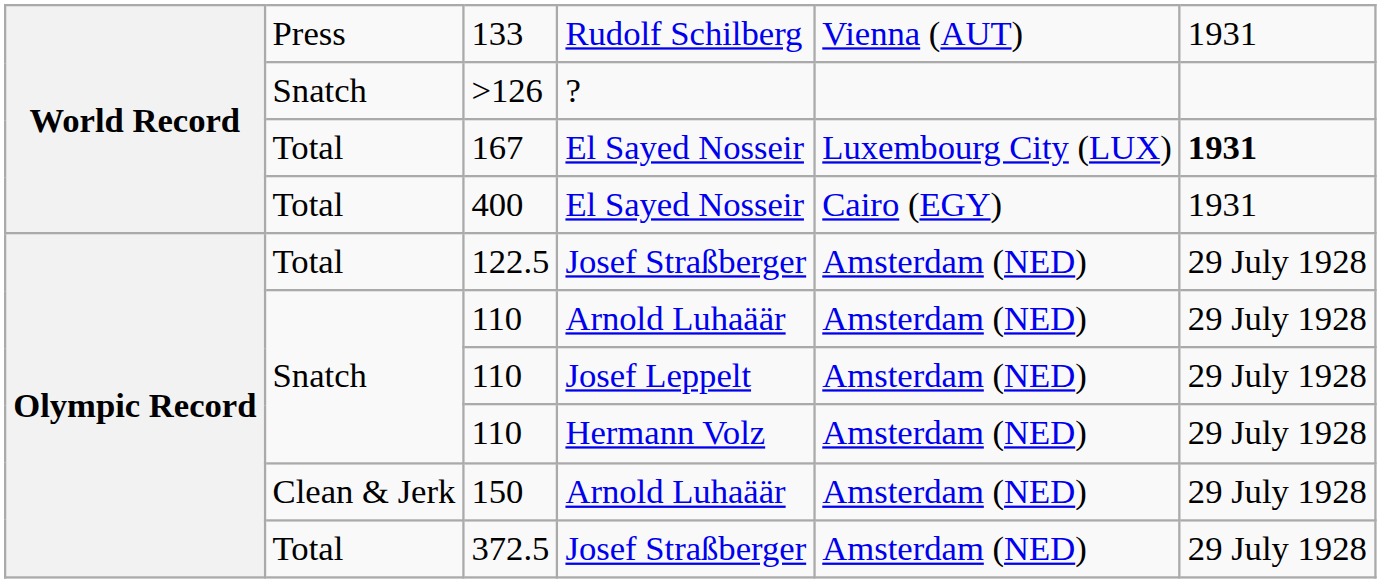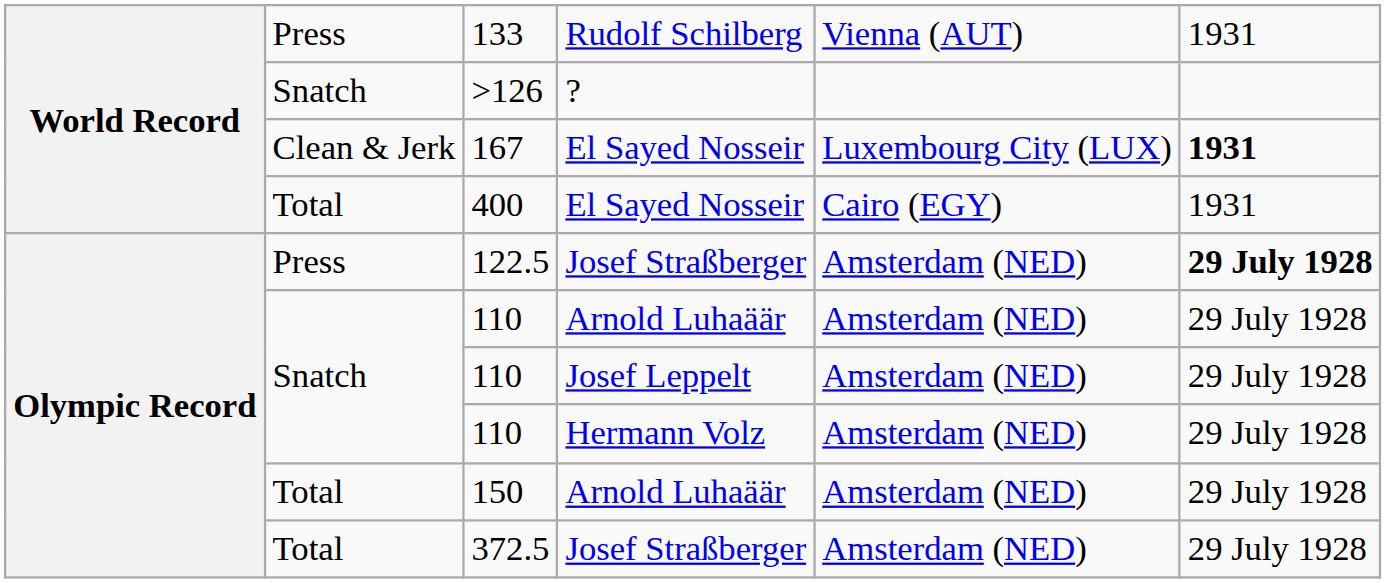(308, 147) Total -> (364, 147) Clean & Jerk
(308, 261) Total -> (309, 261) Press
(1277, 261) normal -> (1280, 261) bold
(364, 490) Clean & Jerk -> (308, 490) Total
